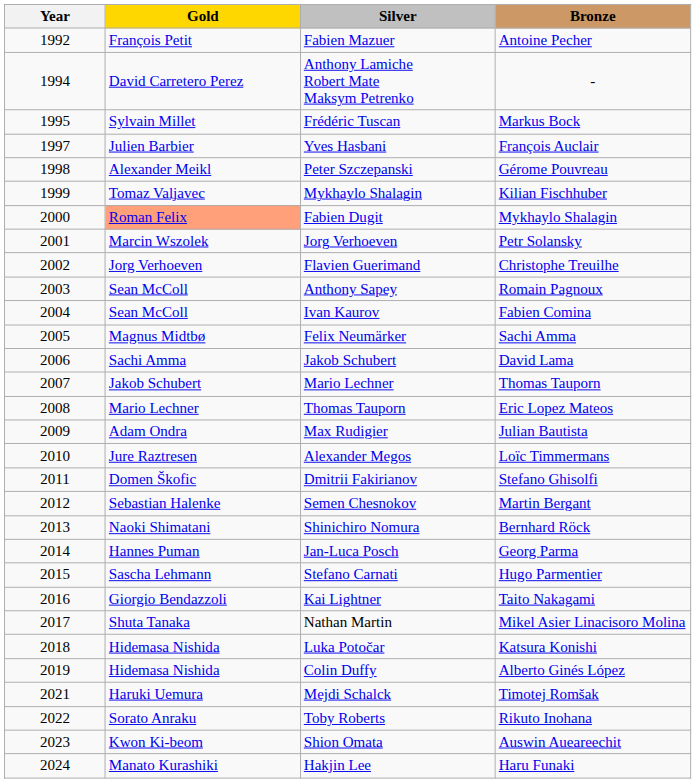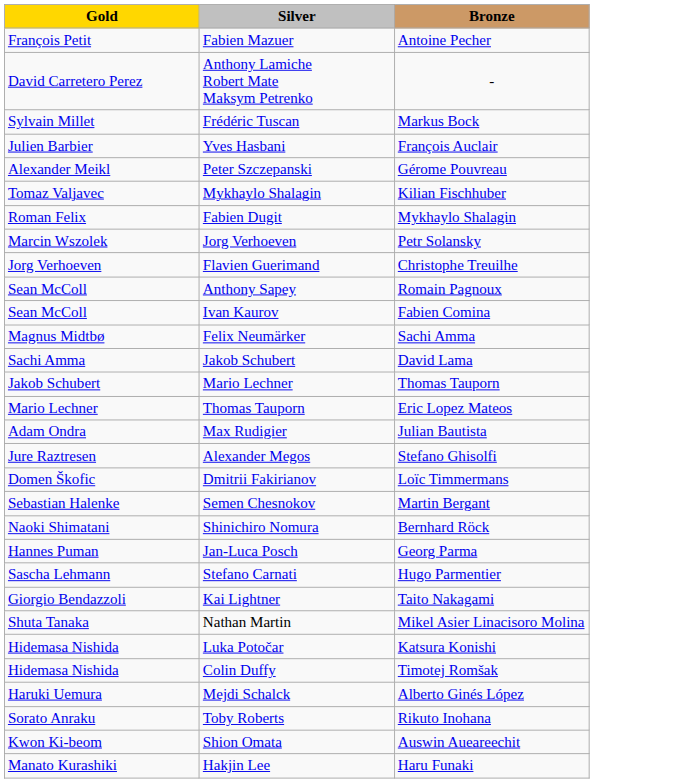- column: (55, 16)
(148, 217) lightsalmon background -> (47, 217) no background
(554, 455) Loïc Timmermans -> (447, 455) Stefano Ghisolfi
(548, 479) Stefano Ghisolfi -> (453, 479) Loïc Timmermans
(562, 670) Alberto Ginés López -> (448, 670) Timotej Romšak
(549, 694) Timotej Romšak -> (461, 694) Alberto Ginés López
